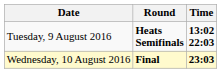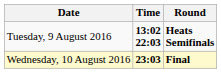columns swapped: (201, 13) <-> (160, 13)
